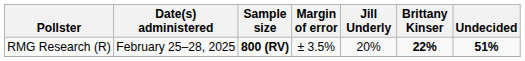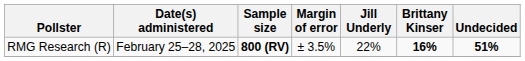(369, 47) 20% -> (369, 47) 22%
(425, 47) 22% -> (425, 47) 16%
